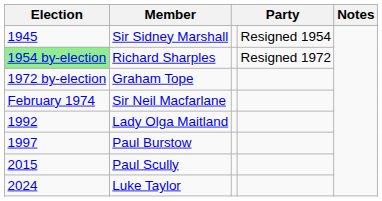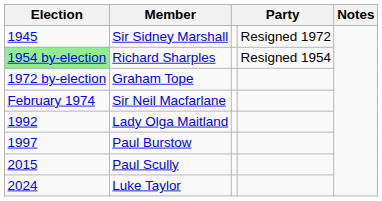(286, 36) Resigned 1954 -> (286, 36) Resigned 1972
(286, 57) Resigned 1972 -> (286, 57) Resigned 1954
